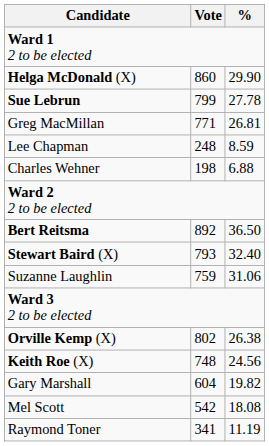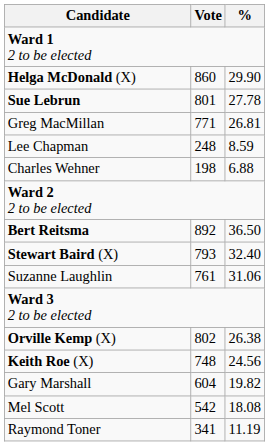(205, 100) 799 -> (205, 100) 801
(205, 276) 759 -> (205, 276) 761
